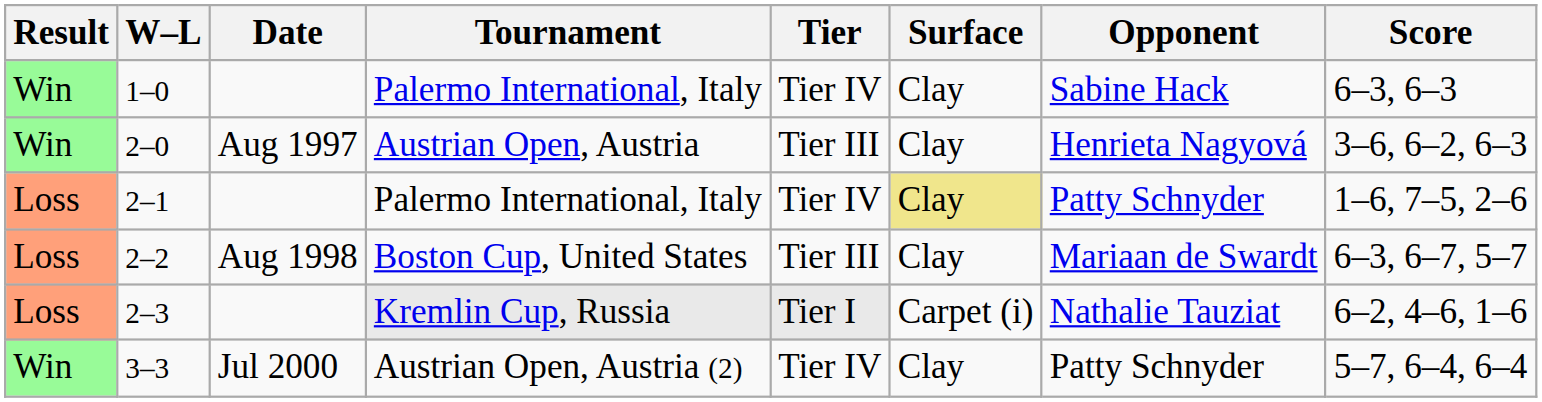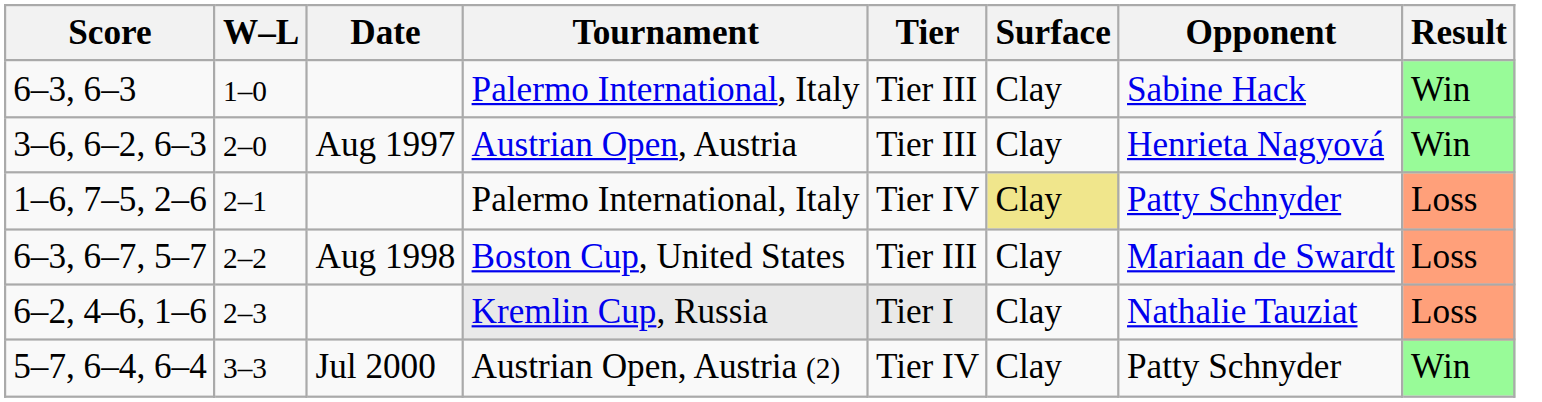columns swapped: (61, 32) <-> (1431, 32)
(830, 88) Tier IV -> (927, 88) Tier III
(966, 311) Carpet (i) -> (1029, 311) Clay
